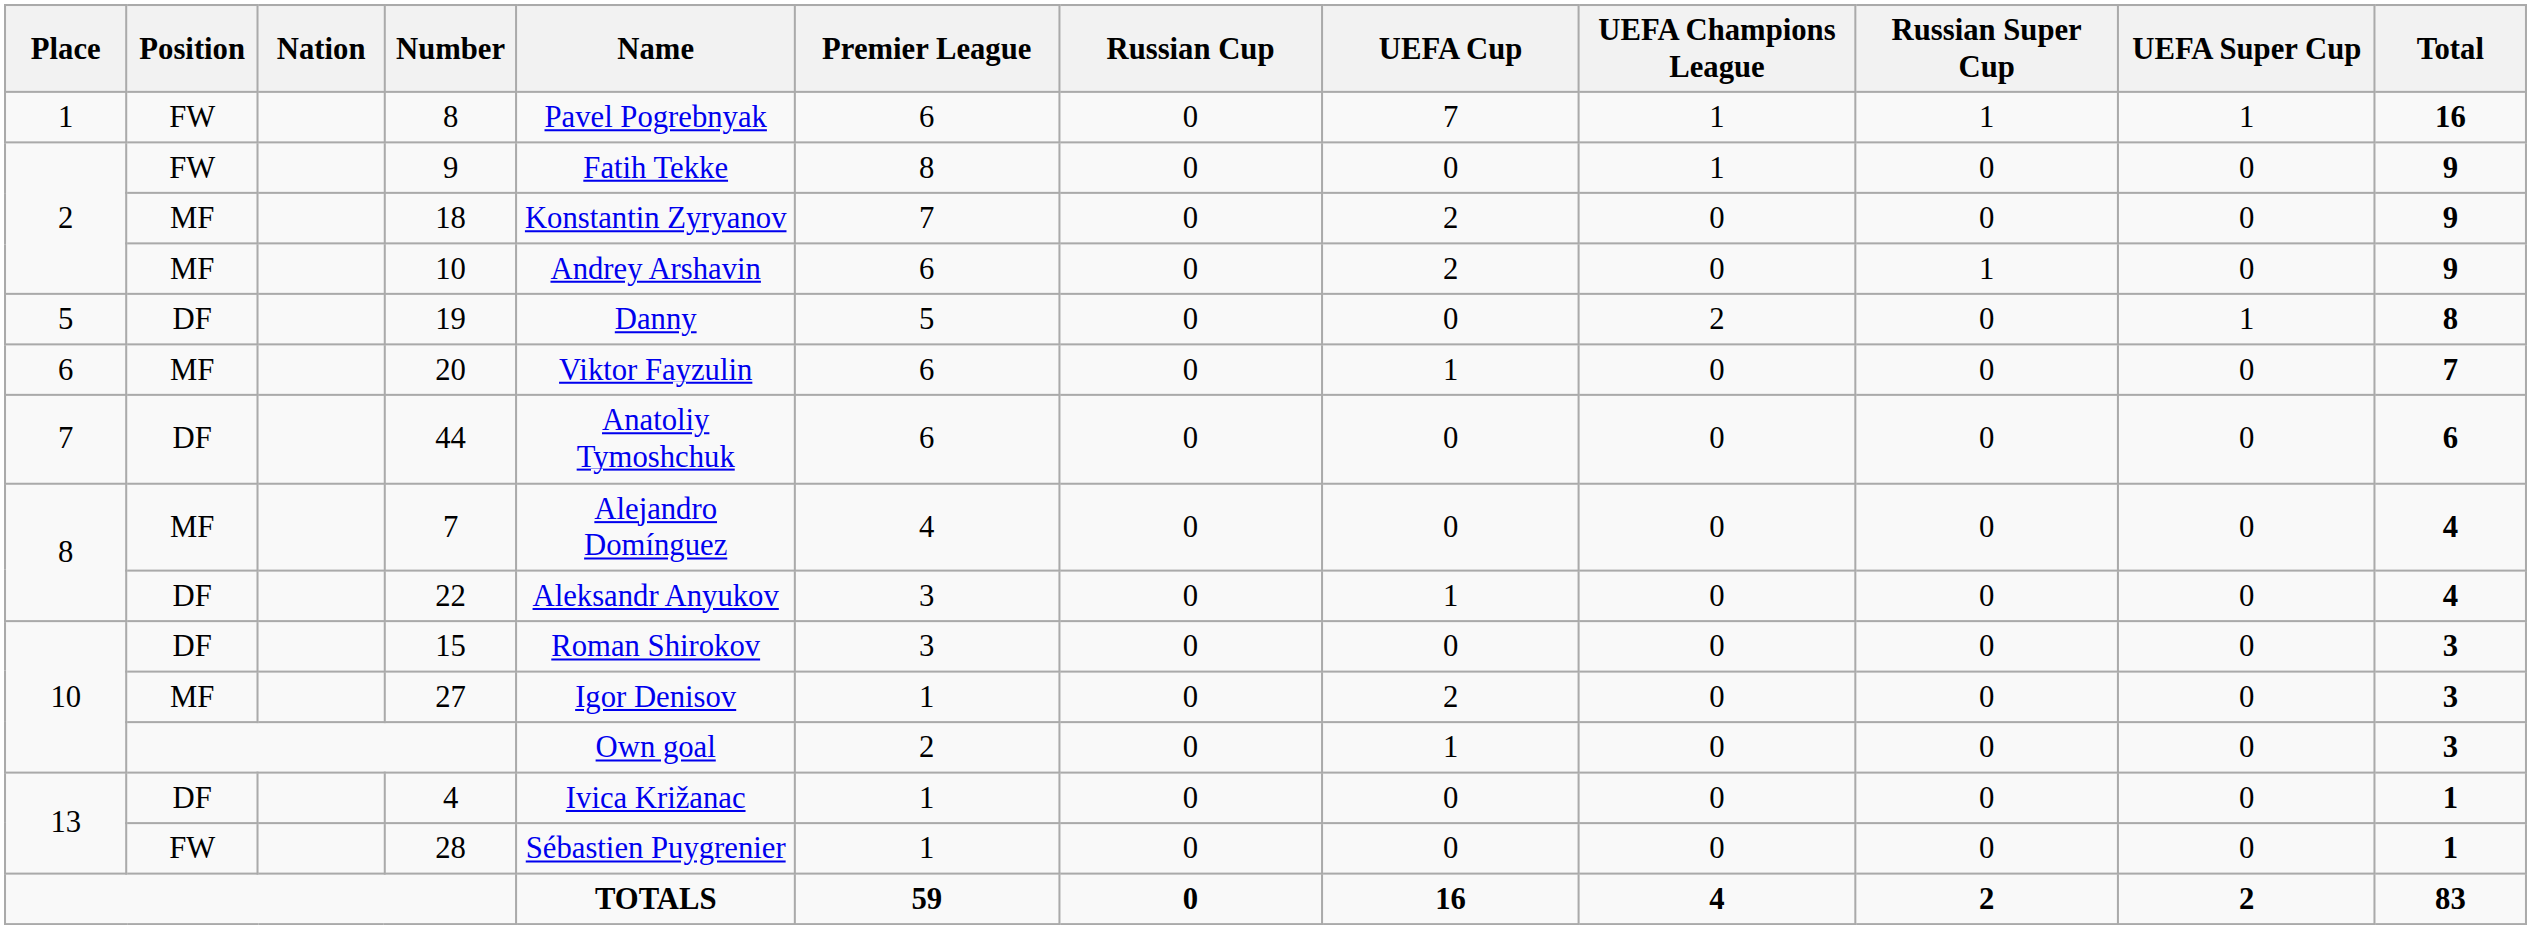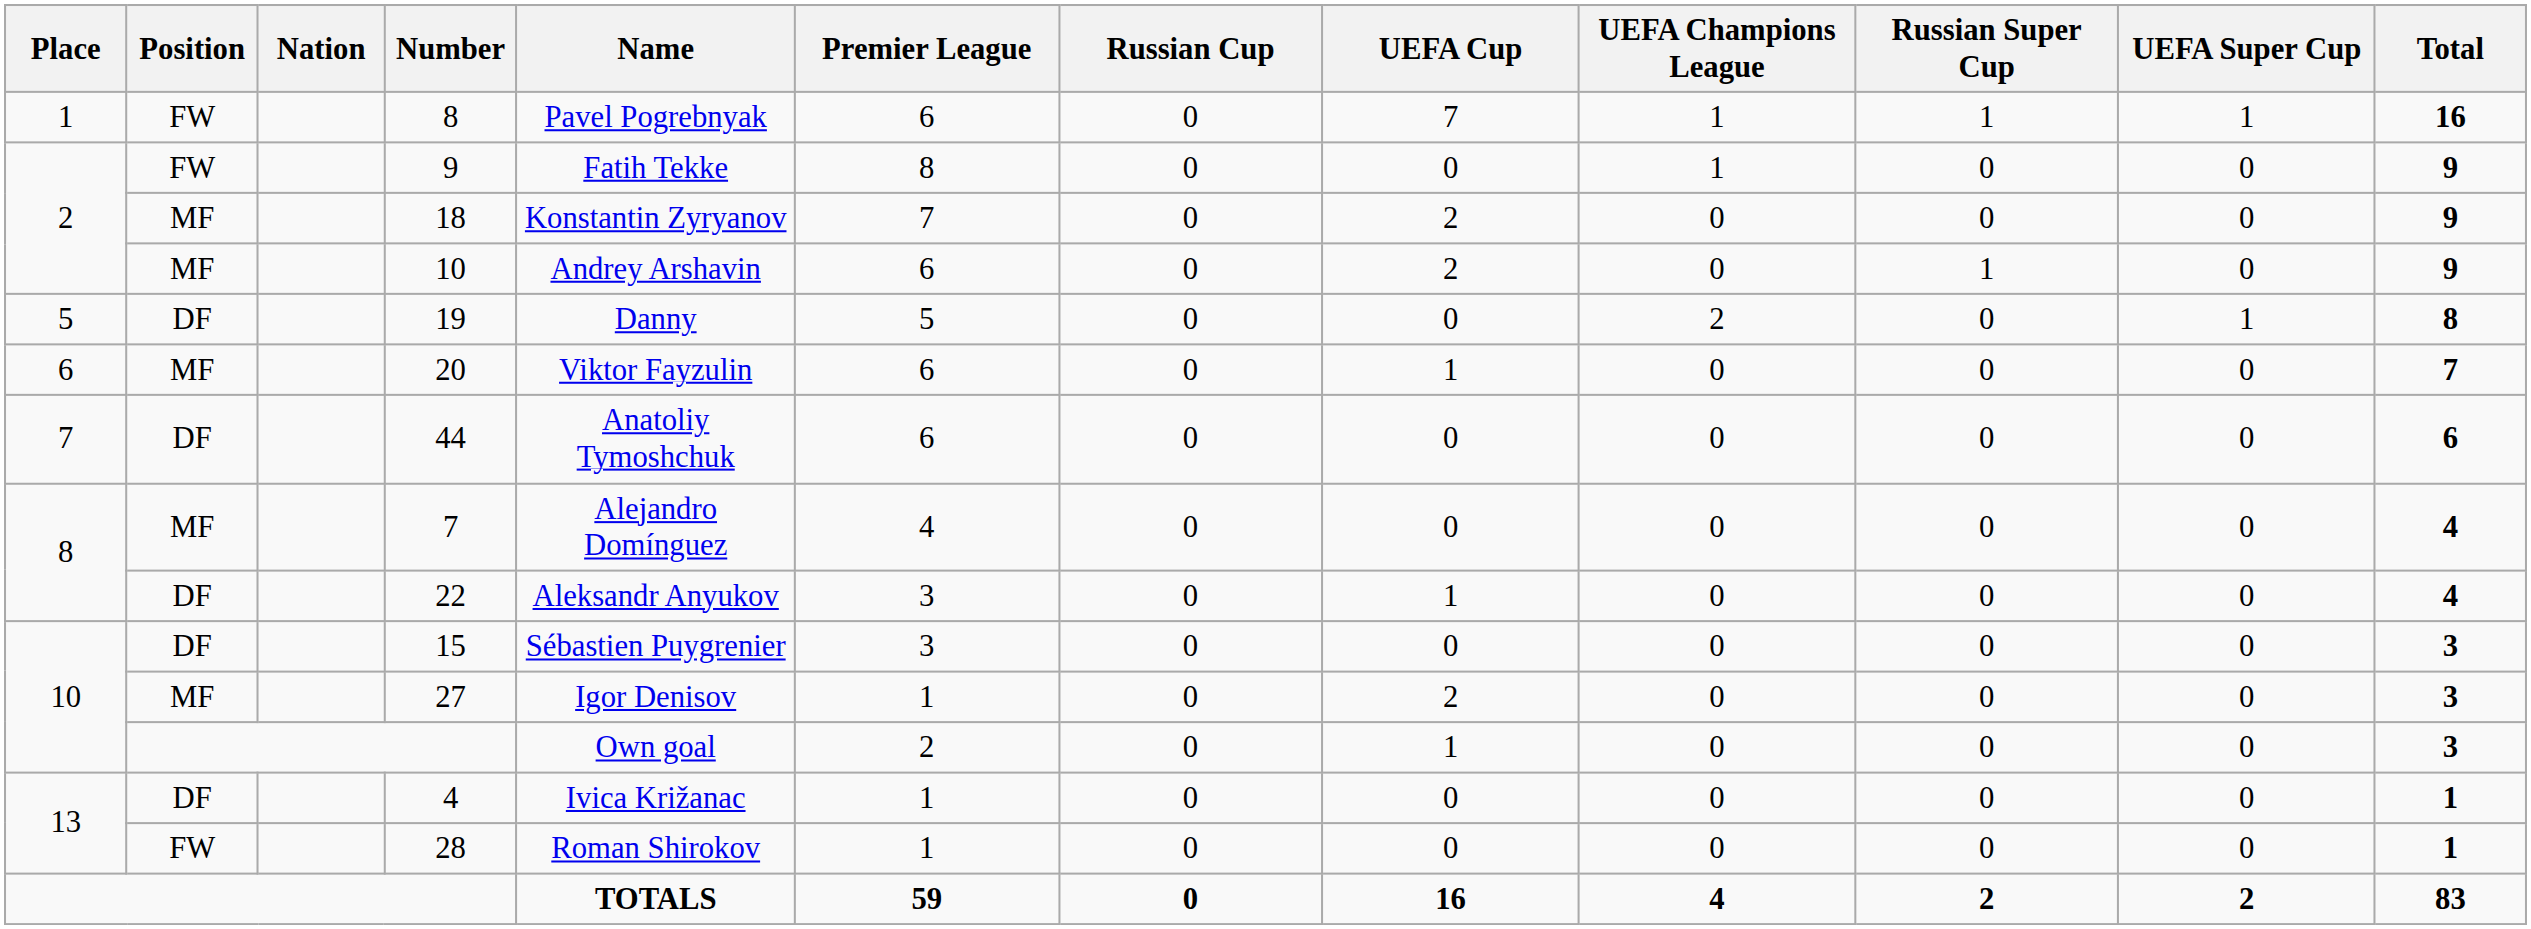(656, 645) Roman Shirokov -> (656, 645) Sébastien Puygrenier
(656, 847) Sébastien Puygrenier -> (656, 847) Roman Shirokov
